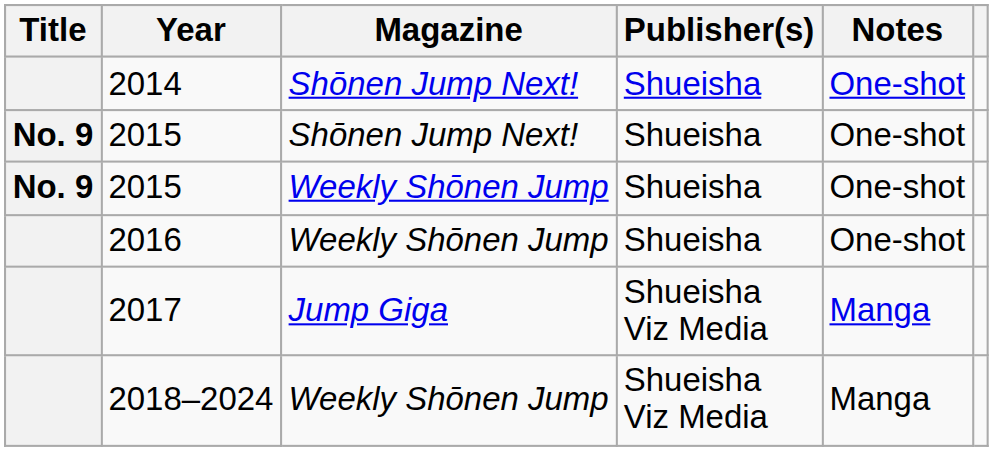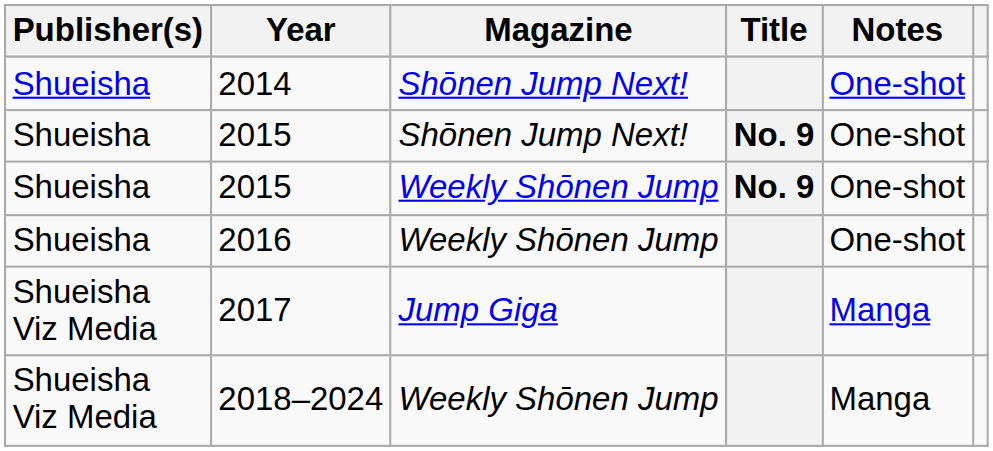columns swapped: (53, 30) <-> (719, 30)
